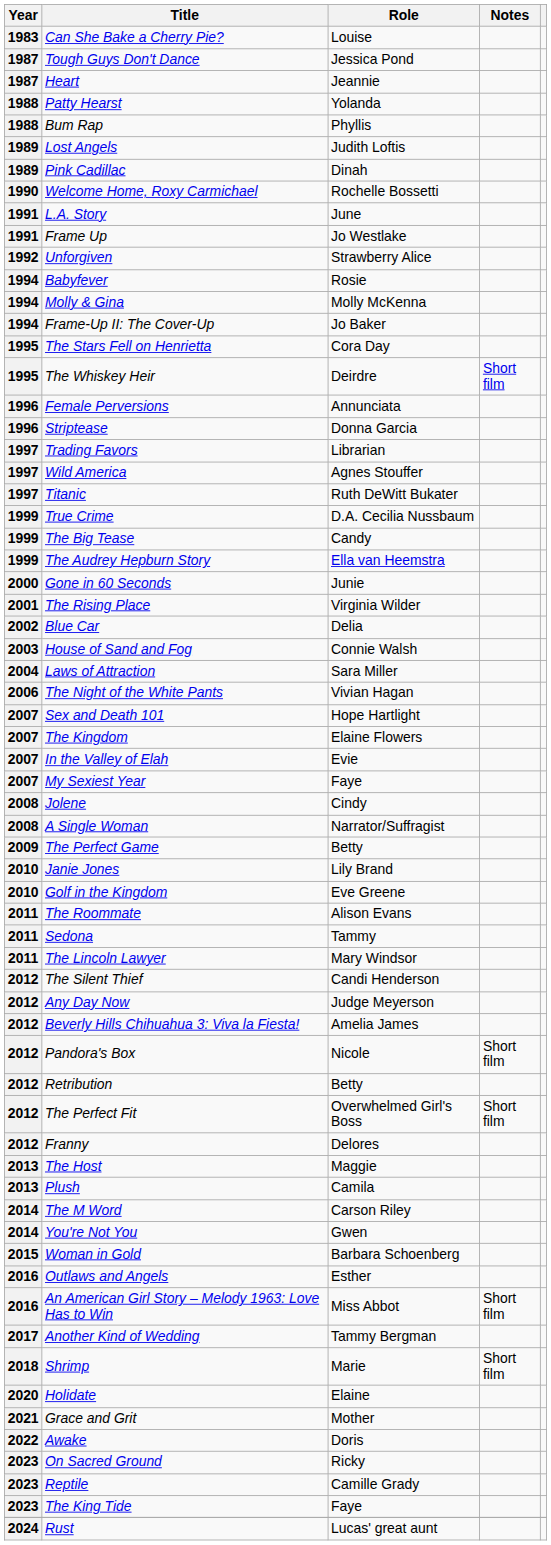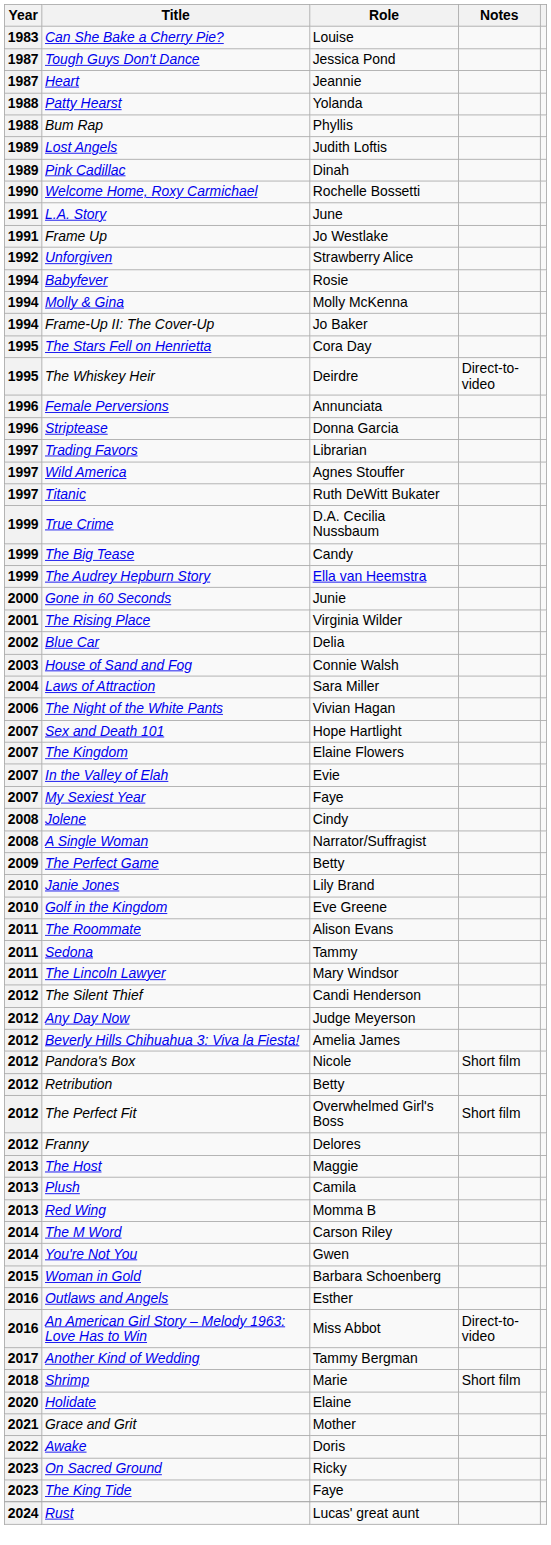(500, 376) Short film -> (490, 376) Direct-to-video
+ row: (76, 1210)
(500, 1306) Short film -> (490, 1328) Direct-to-video
- row: (67, 1484)
